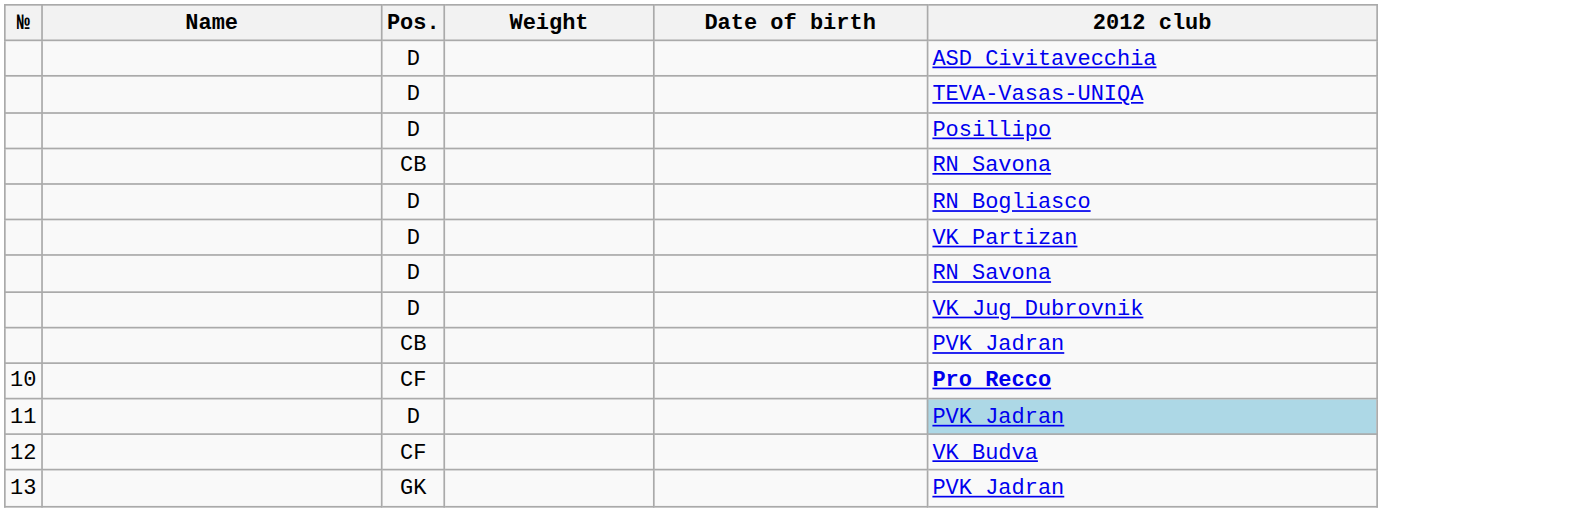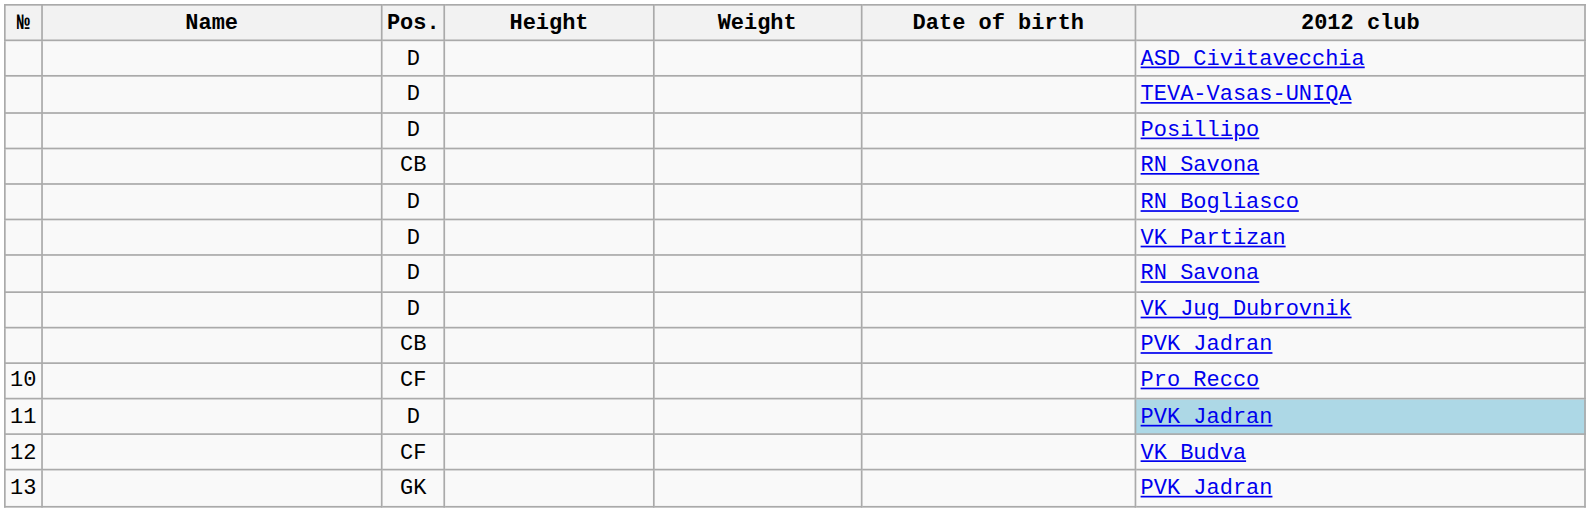+ column: (549, 23)
(992, 381) bold -> (1200, 381) normal
